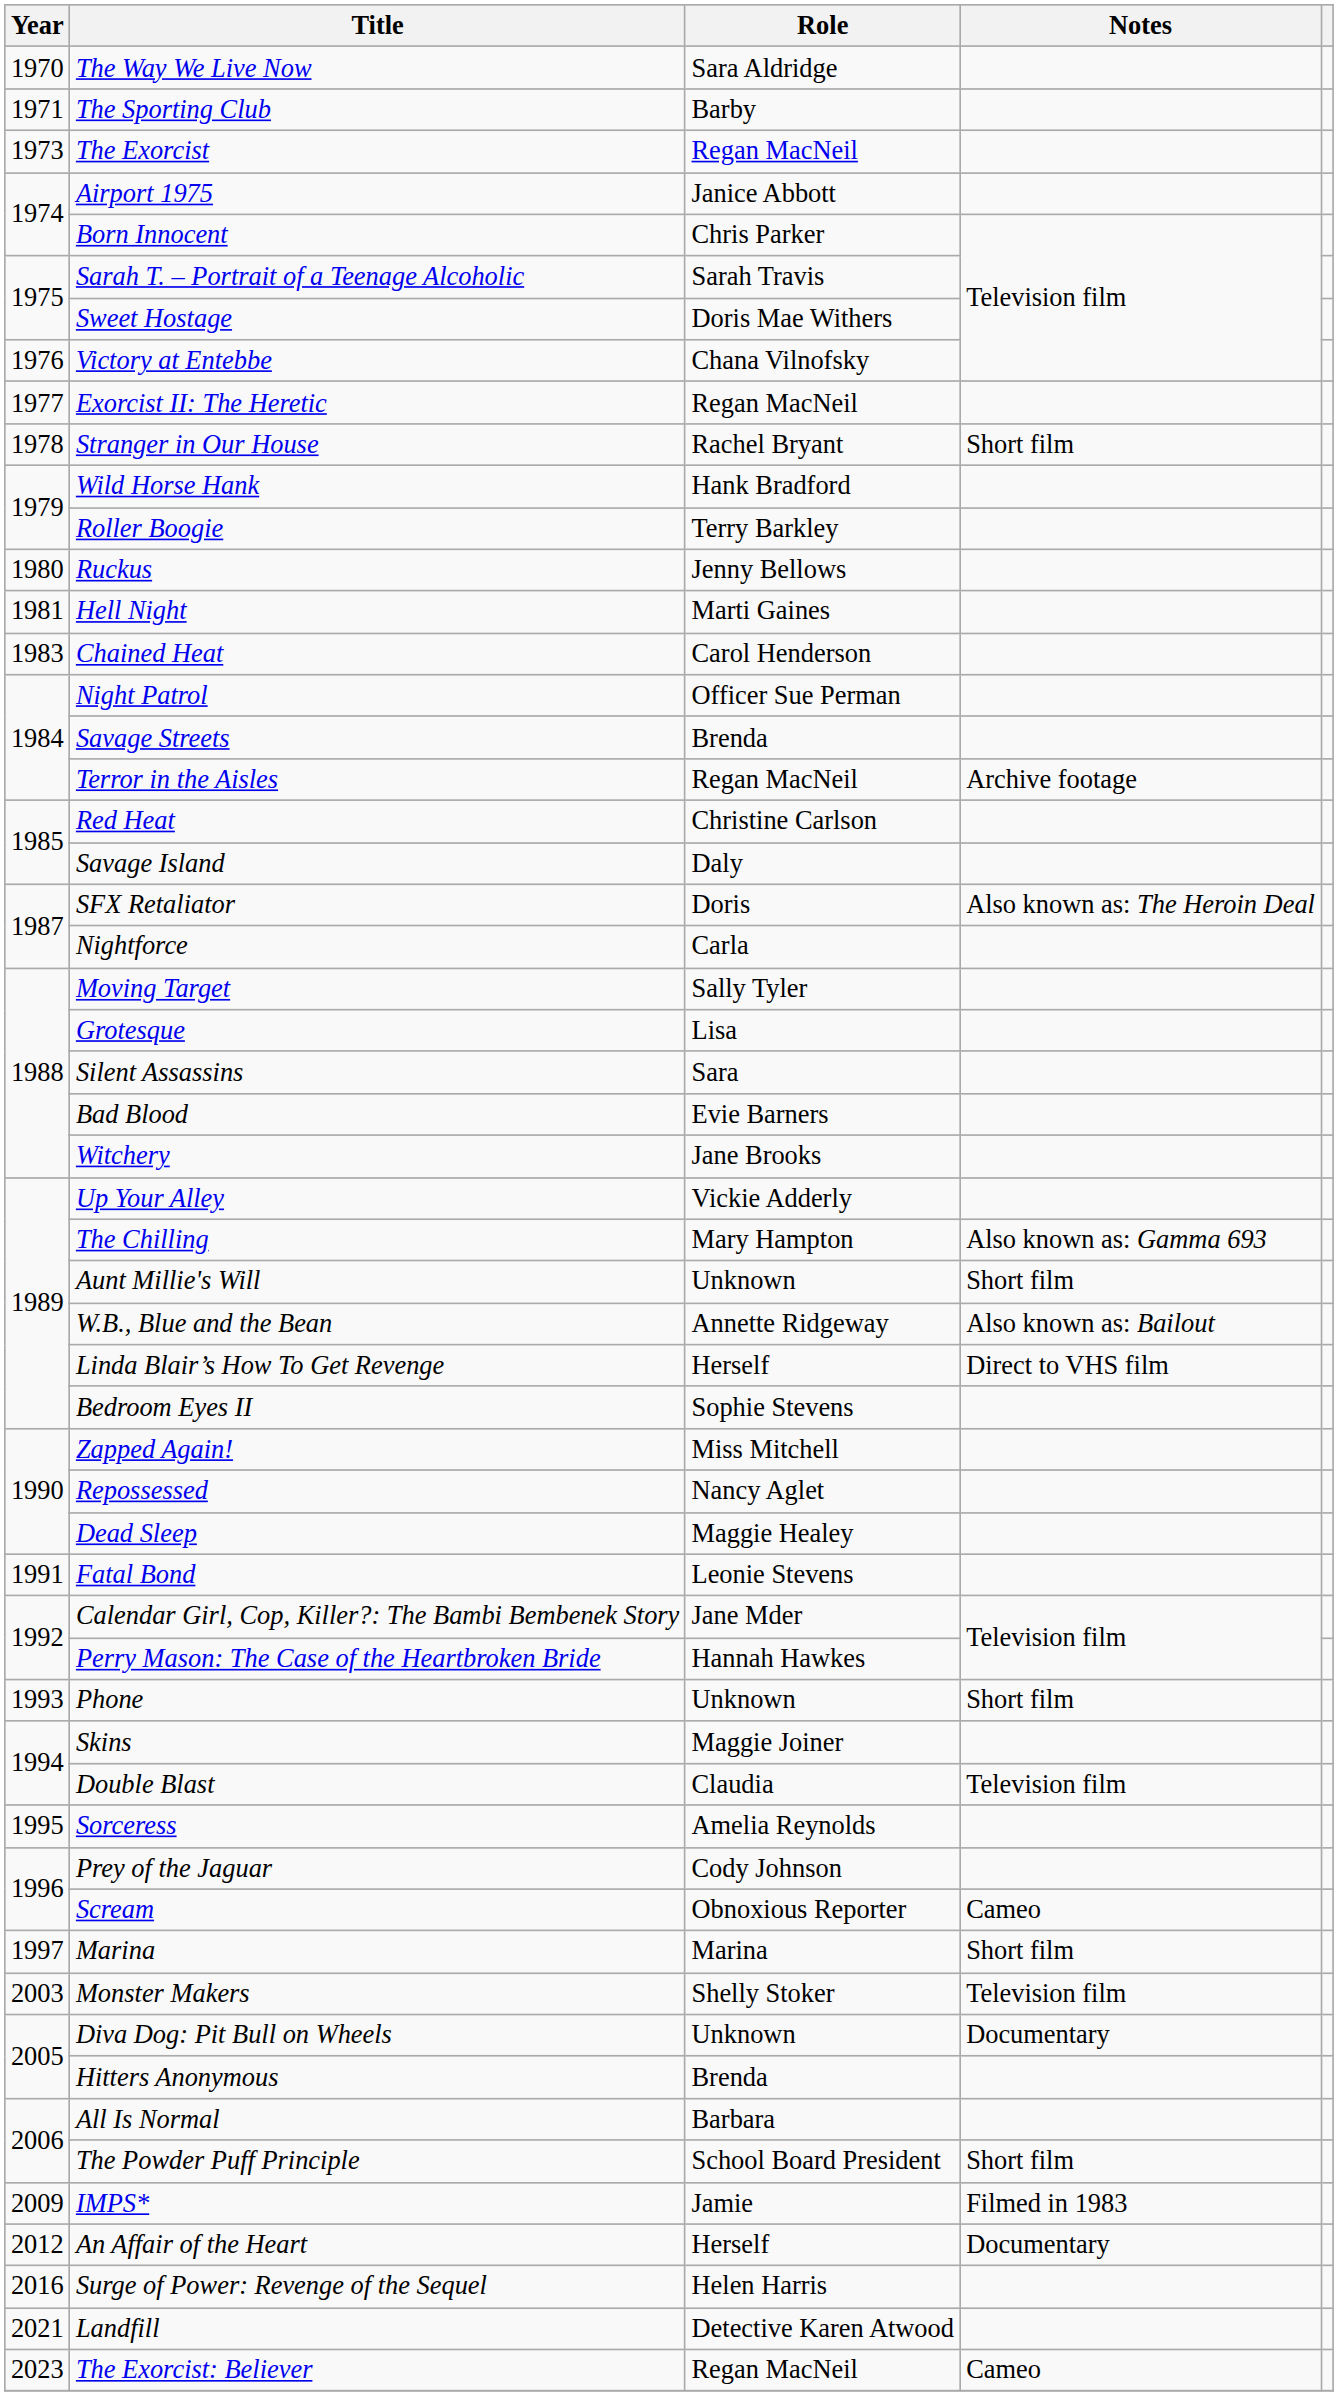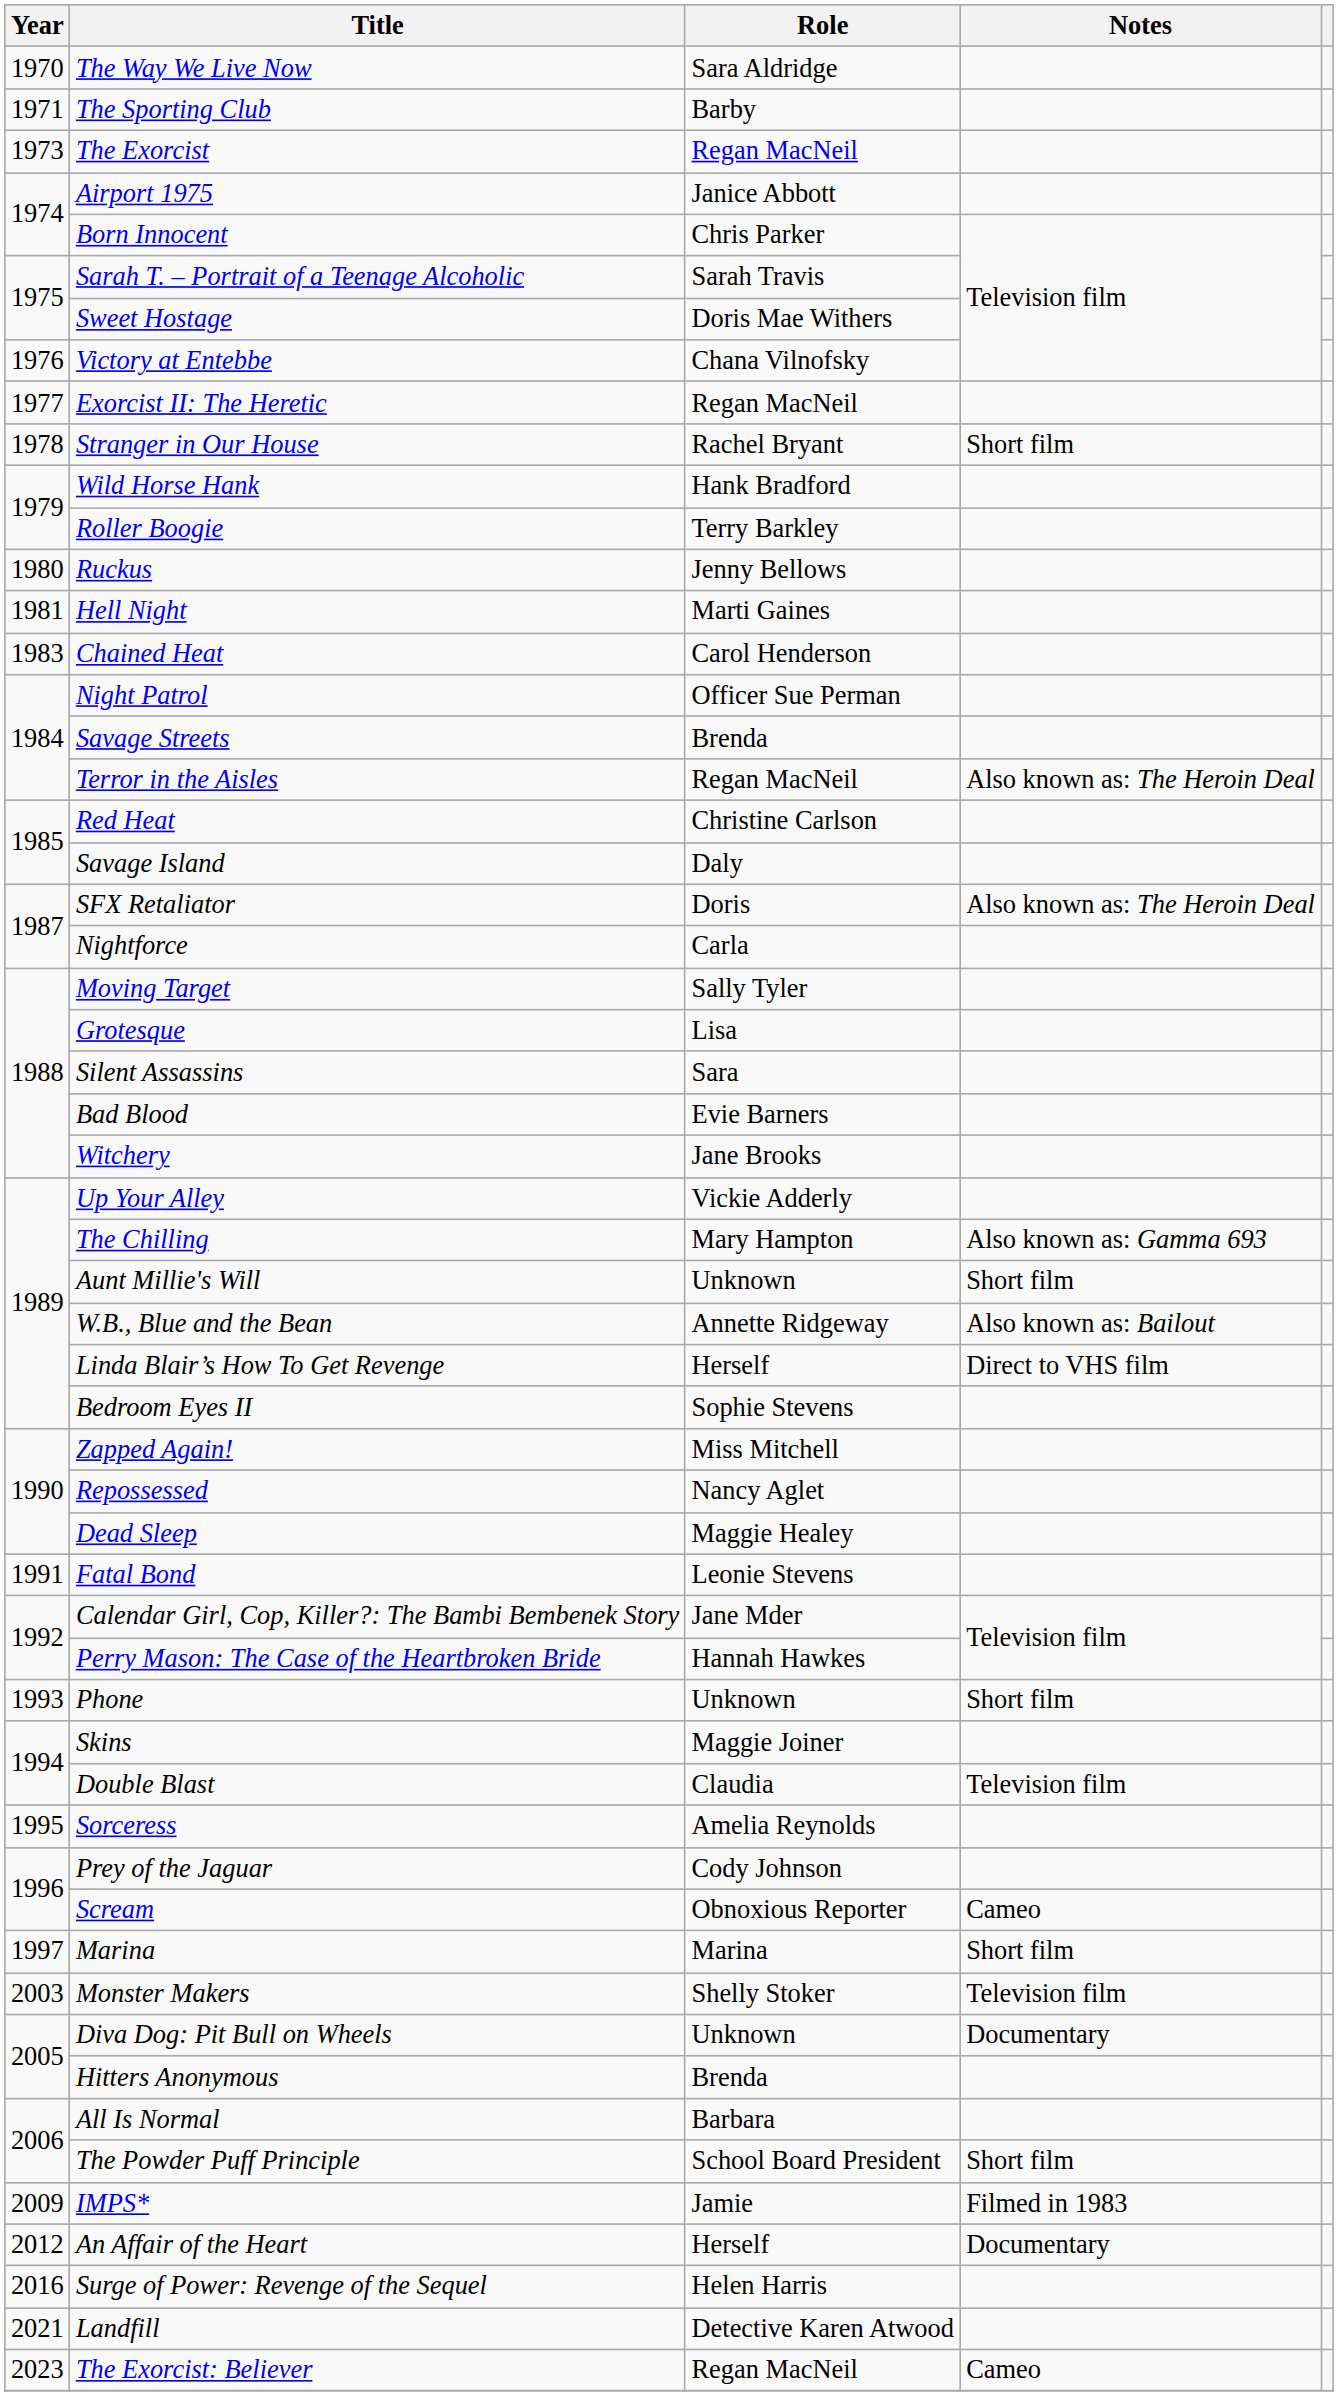(1052, 779) Archive footage -> (1141, 779) Also known as: The Heroin Deal
